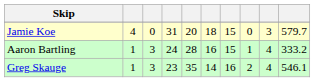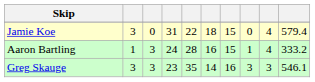(133, 31) 4 -> (133, 31) 3
(191, 31) 20 -> (191, 31) 22
(269, 31) 3 -> (269, 31) 4
(294, 31) 579.7 -> (294, 31) 579.4
(133, 67) 1 -> (133, 67) 3
(250, 67) 2 -> (250, 67) 3
(269, 67) 4 -> (269, 67) 3
